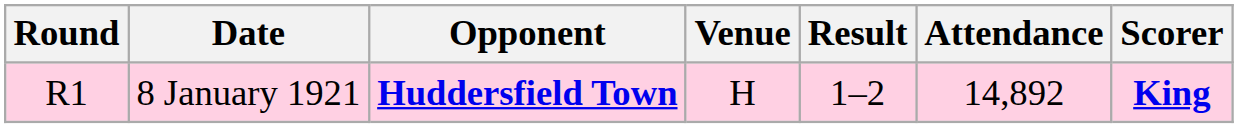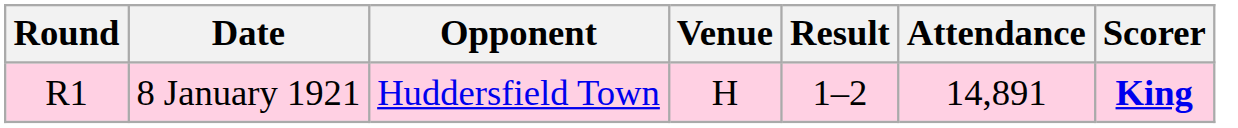(527, 91) bold -> (519, 91) normal
(1014, 91) 14,892 -> (996, 91) 14,891
